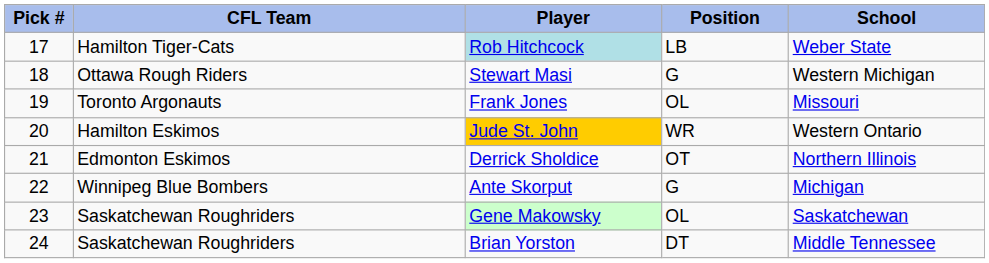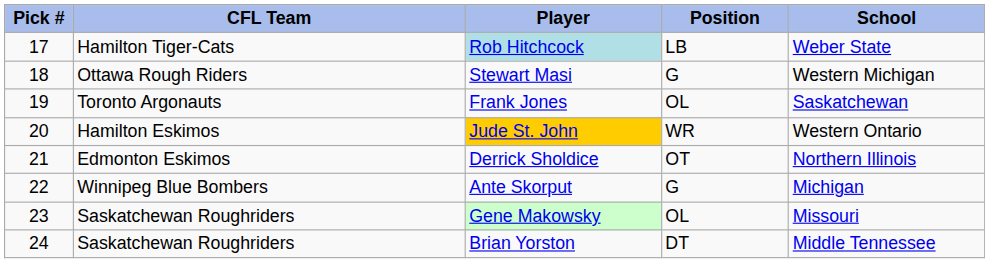(826, 103) Missouri -> (850, 103) Saskatchewan
(850, 215) Saskatchewan -> (826, 215) Missouri
